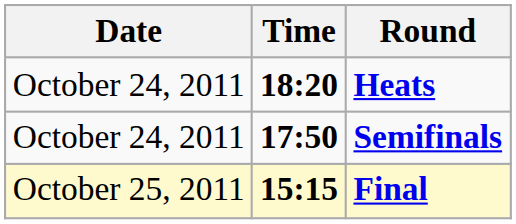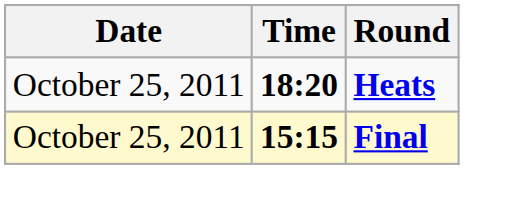(129, 84) October 24, 2011 -> (129, 84) October 25, 2011
- row: (428, 137)
